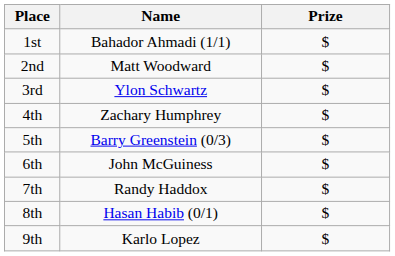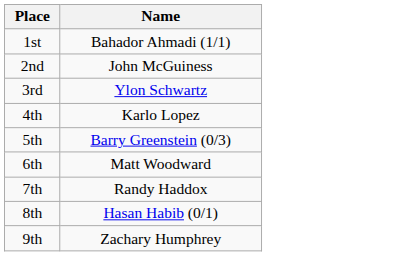- column: (325, 16)
(161, 66) Matt Woodward -> (161, 66) John McGuiness
(161, 115) Zachary Humphrey -> (161, 115) Karlo Lopez
(161, 164) John McGuiness -> (161, 164) Matt Woodward
(161, 238) Karlo Lopez -> (161, 238) Zachary Humphrey
